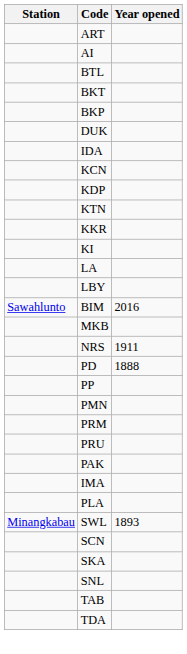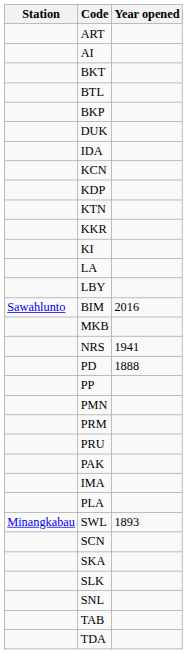rows swapped: (92, 72) <-> (93, 92)
(126, 346) 1911 -> (127, 346) 1941
+ row: (92, 580)
